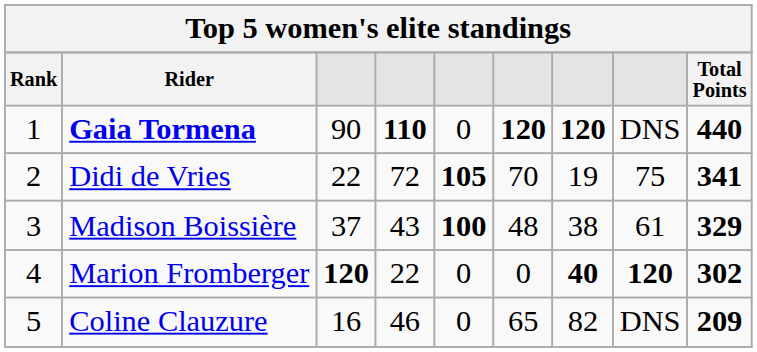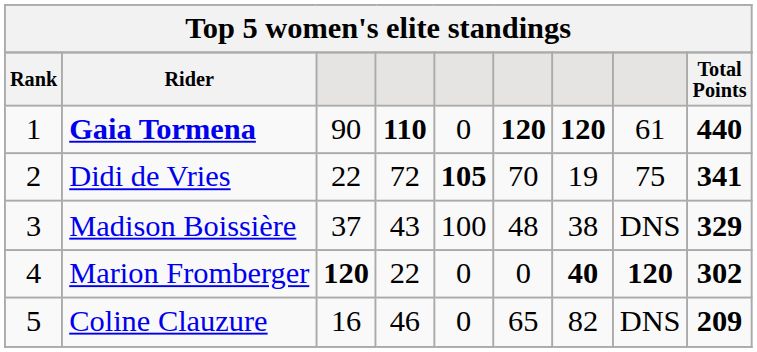(650, 128) DNS -> (650, 128) 61
(464, 225) bold -> (464, 225) normal
(650, 225) 61 -> (650, 225) DNS
